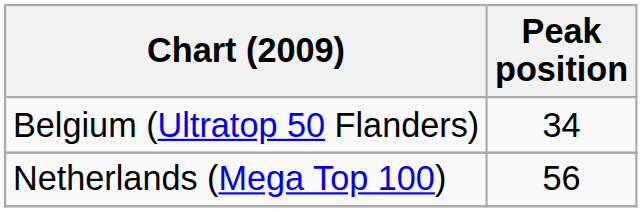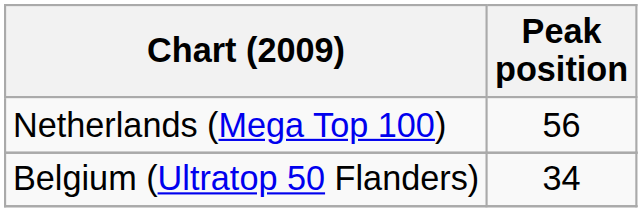rows swapped: (246, 124) <-> (230, 178)
